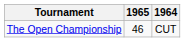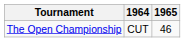columns swapped: (166, 13) <-> (138, 13)
